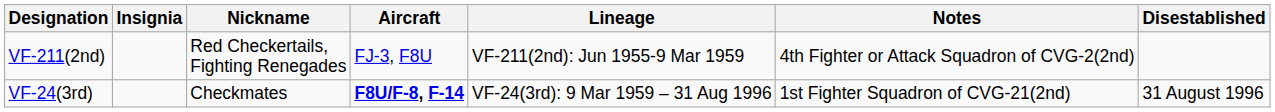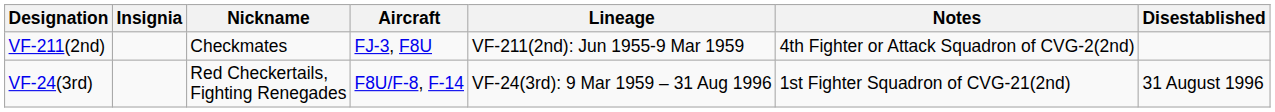(268, 55) Red Checkertails, Fighting Renegades -> (239, 45) Checkmates
(239, 93) Checkmates -> (268, 83) Red Checkertails, Fighting Renegades
(409, 93) bold -> (409, 83) normal
